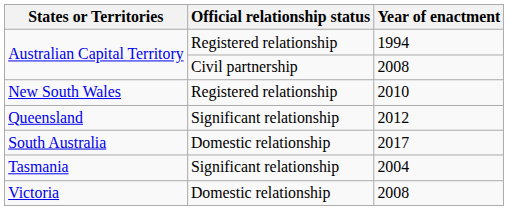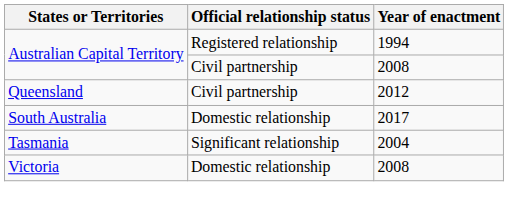- row: (65, 92)
(265, 117) Significant relationship -> (244, 92) Civil partnership
